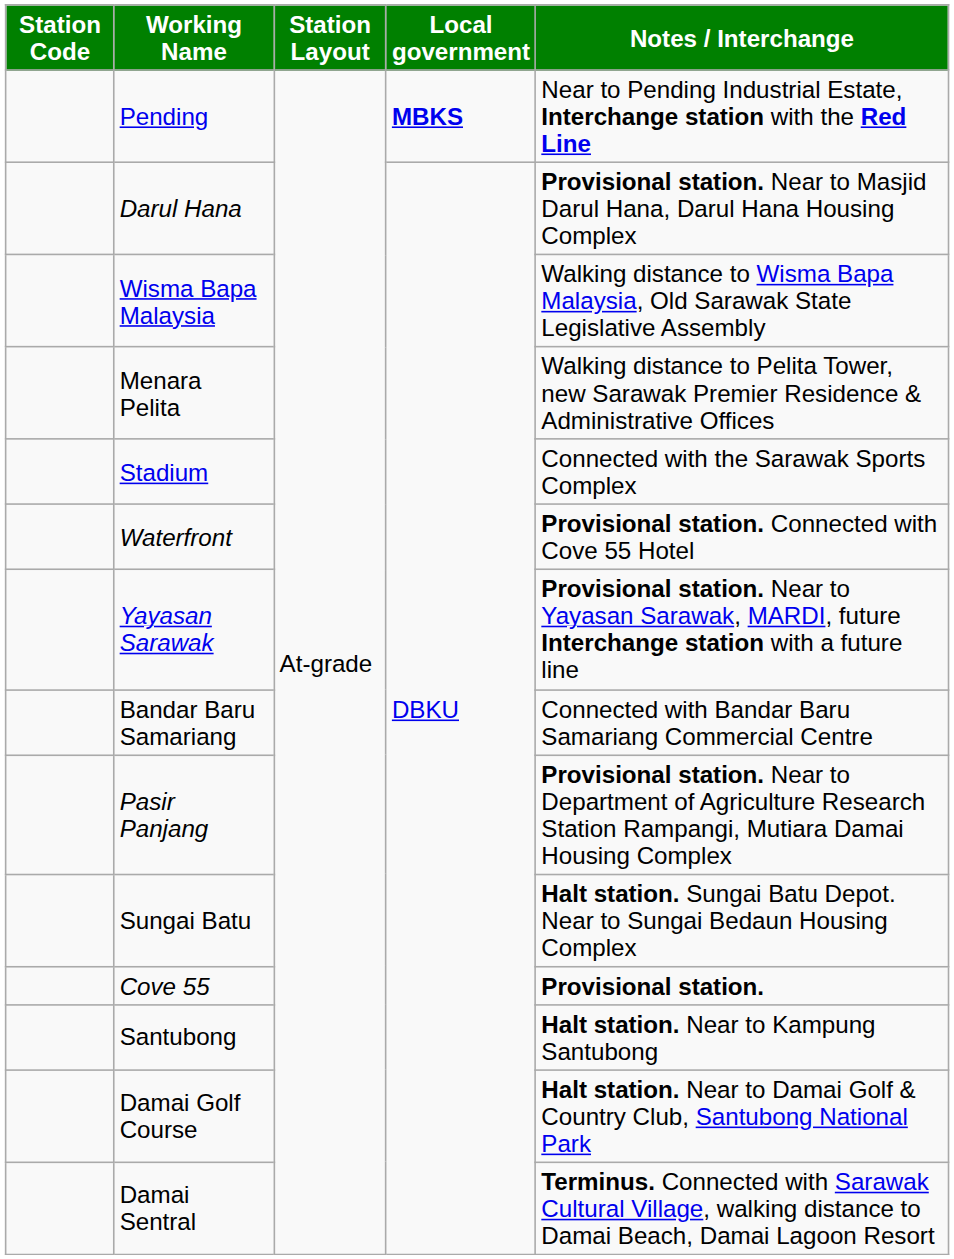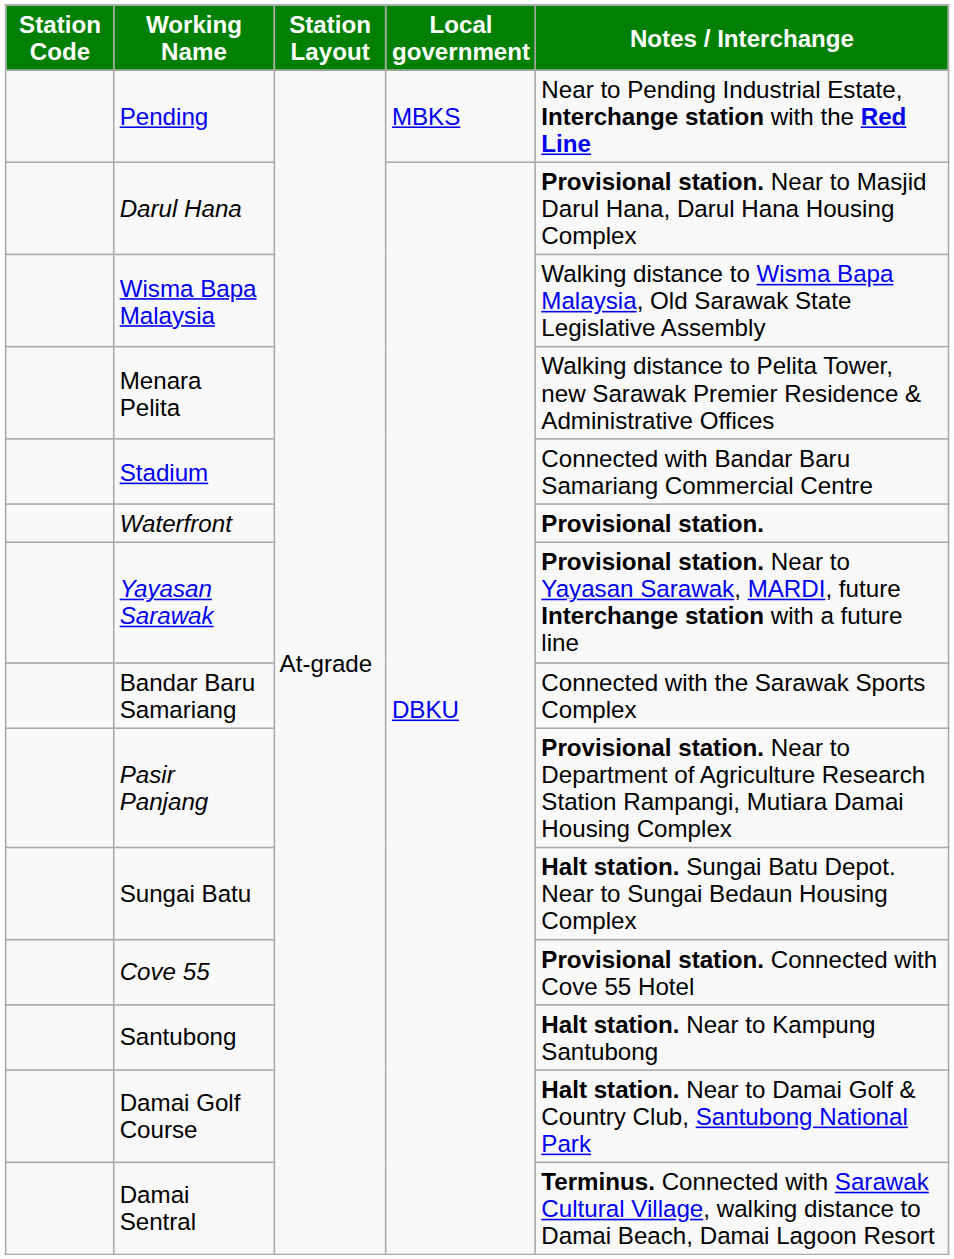(427, 116) bold -> (426, 116) normal
(733, 472) Connected with the Sarawak Sports Complex -> (707, 472) Connected with Bandar Baru Samariang Commercial Centre
(739, 537) Provisional station. Connected with Cove 55 Hotel -> (653, 524) Provisional station.
(707, 722) Connected with Bandar Baru Samariang Commercial Centre -> (733, 695) Connected with the Sarawak Sports Complex
(653, 986) Provisional station. -> (739, 972) Provisional station. Connected with Cove 55 Hotel
